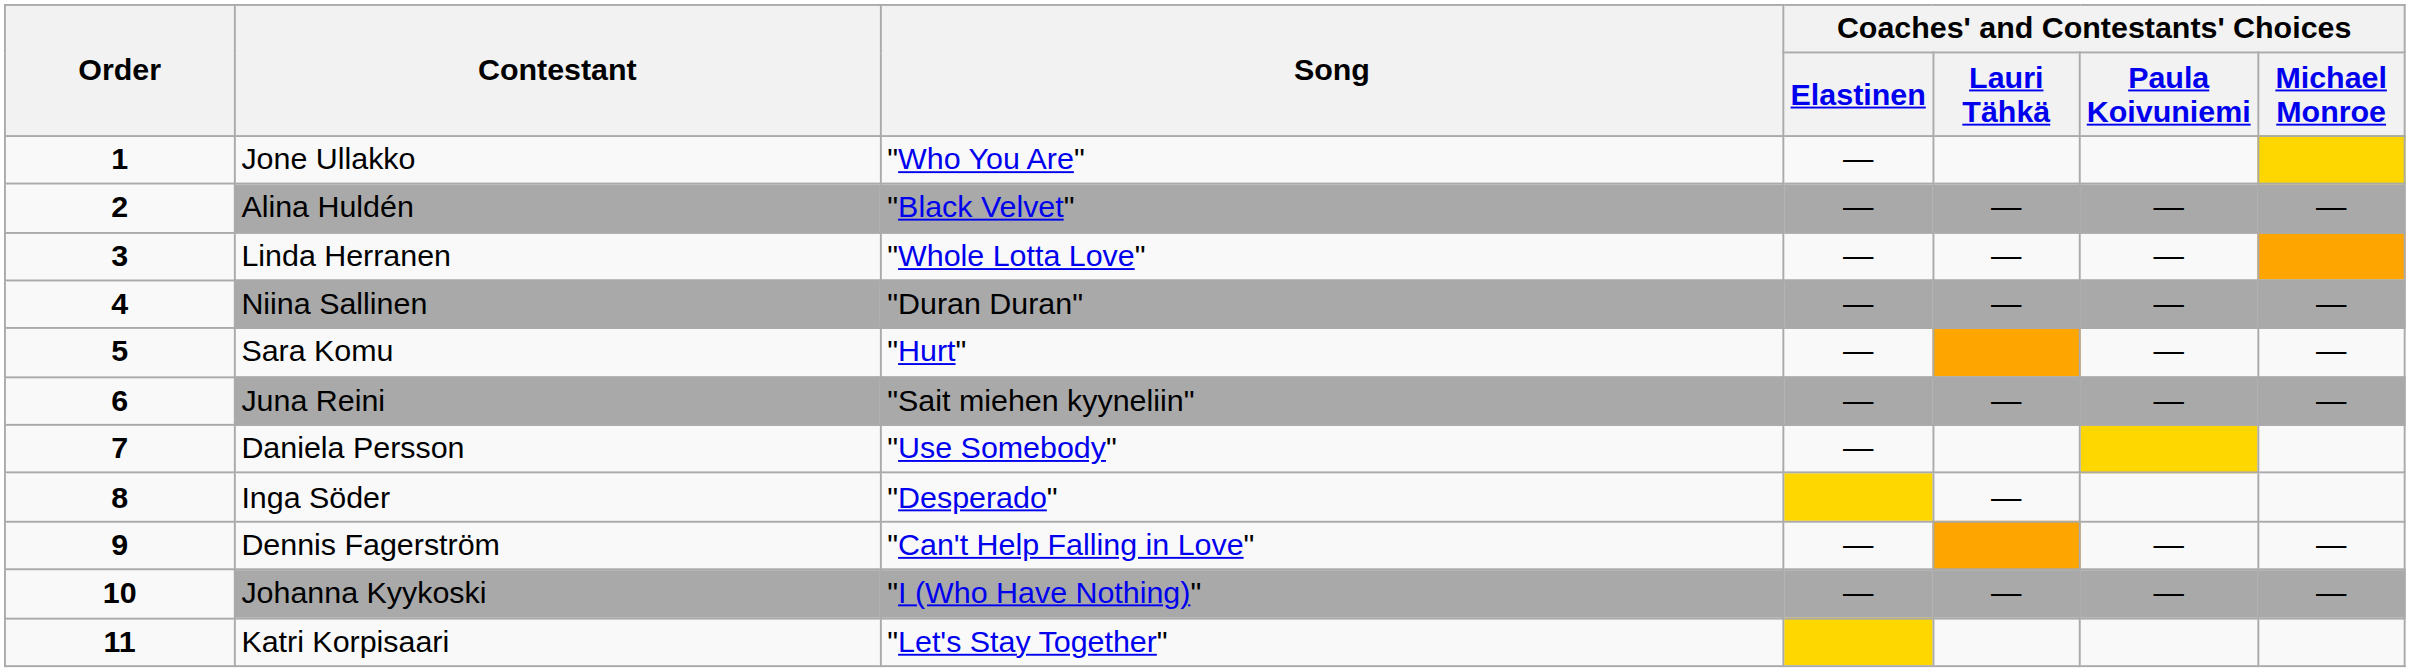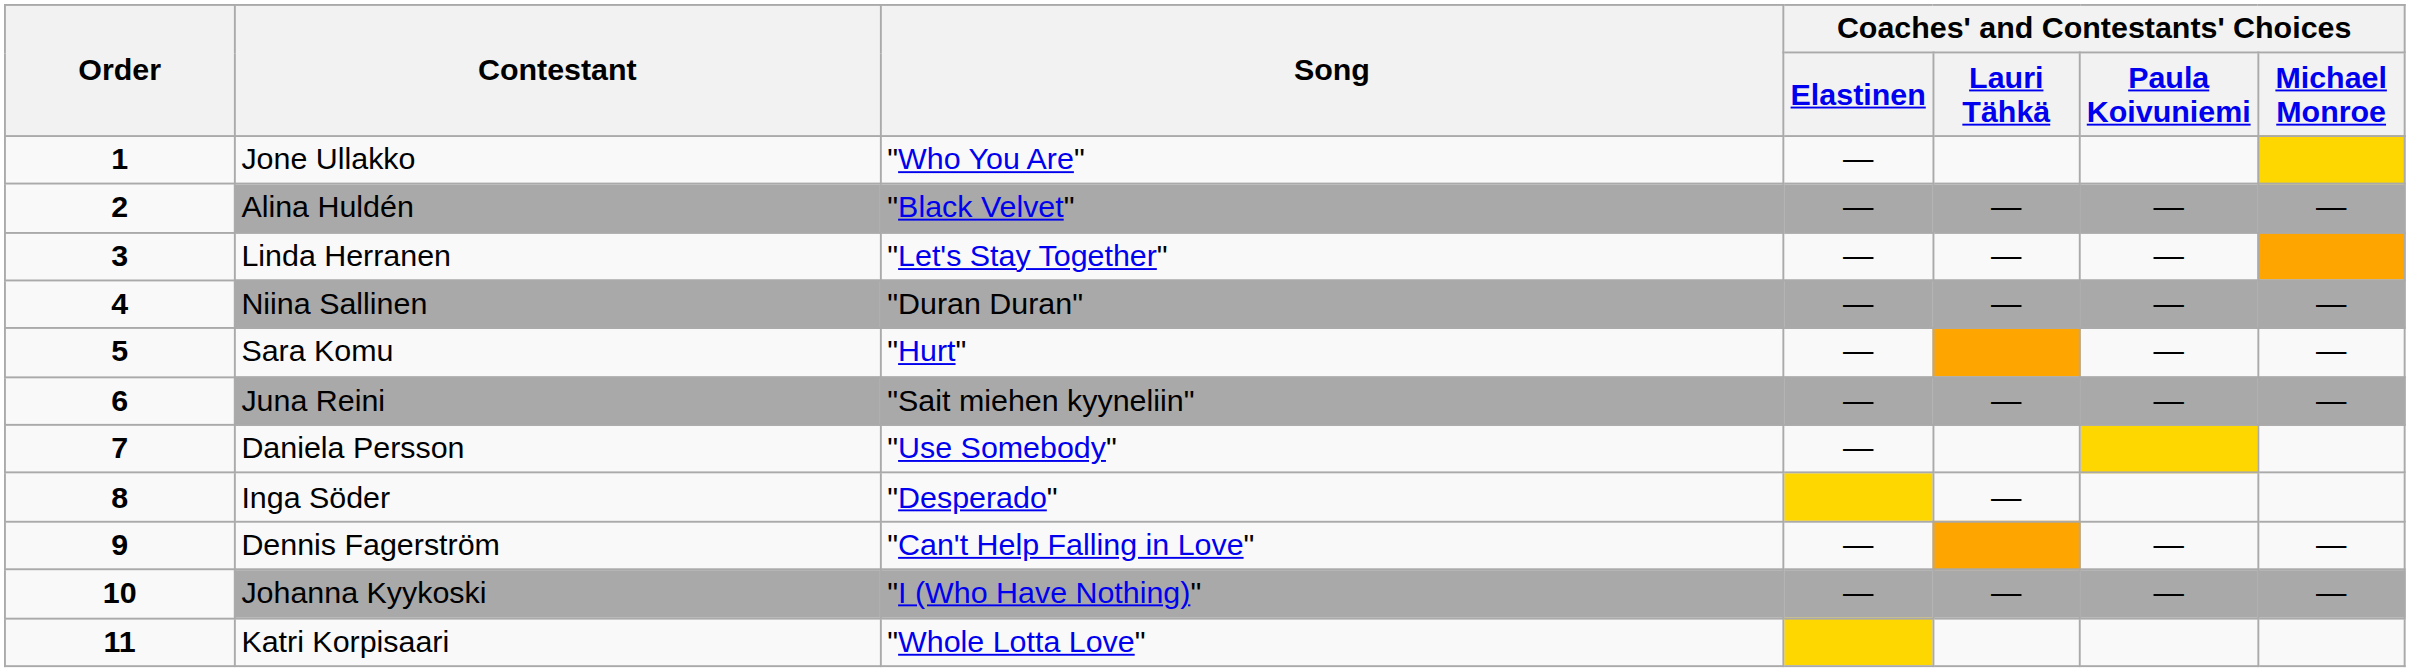(1016, 255) "Whole Lotta Love" -> (1027, 255) "Let's Stay Together"
(1027, 641) "Let's Stay Together" -> (1016, 641) "Whole Lotta Love"
